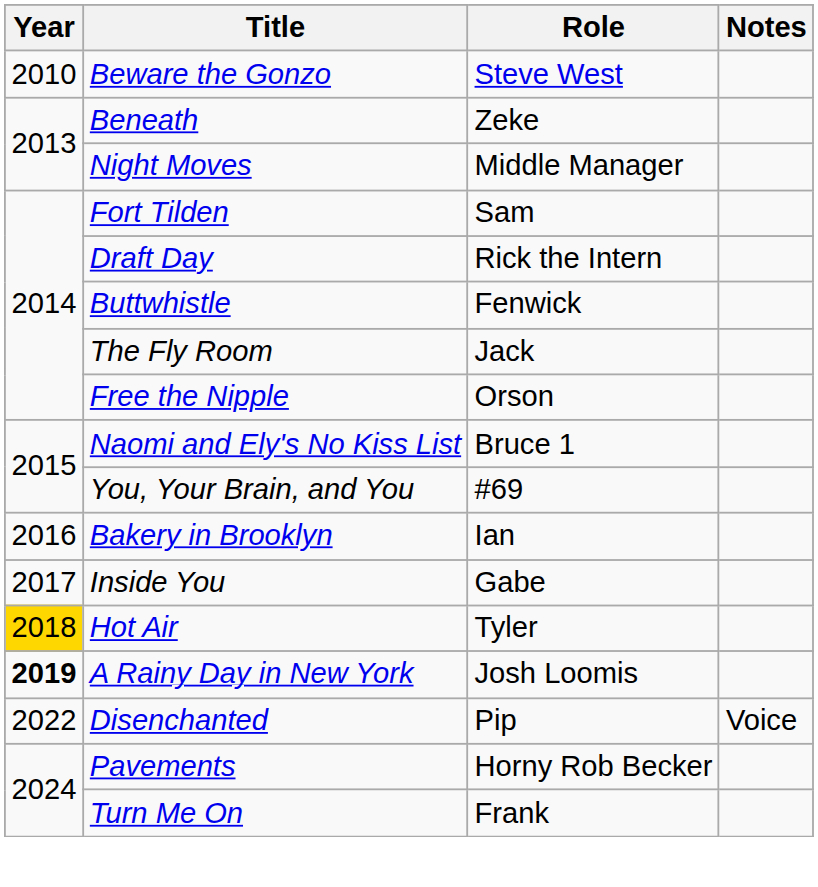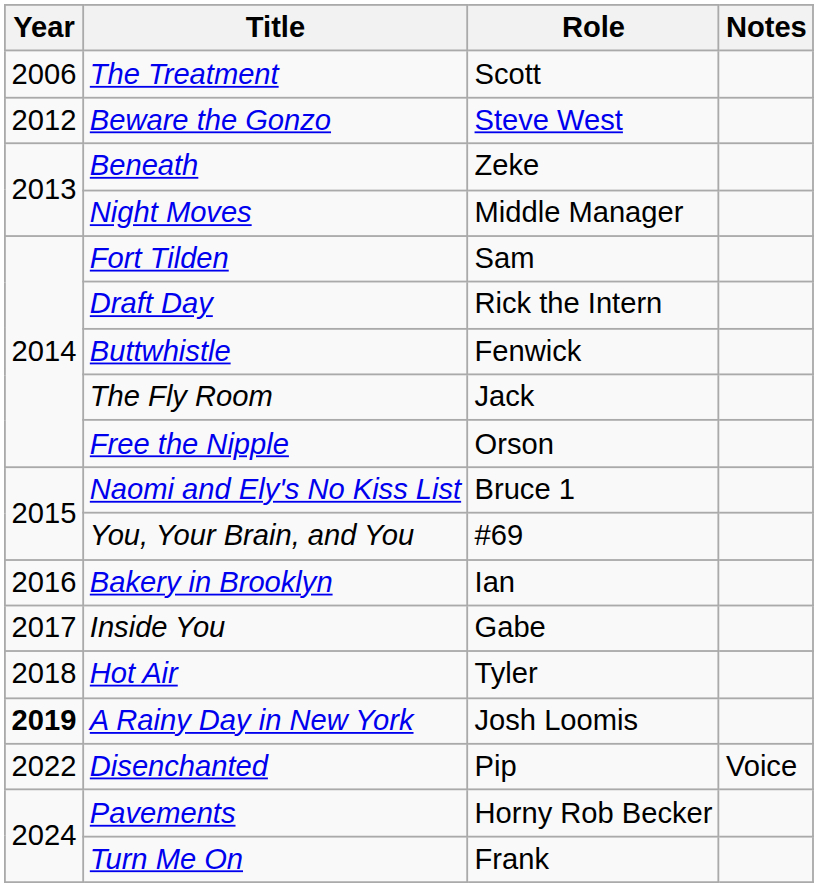+ row: (184, 73)
(44, 73) 2010 -> (44, 119) 2012
(44, 627) gold background -> (44, 674) no background
